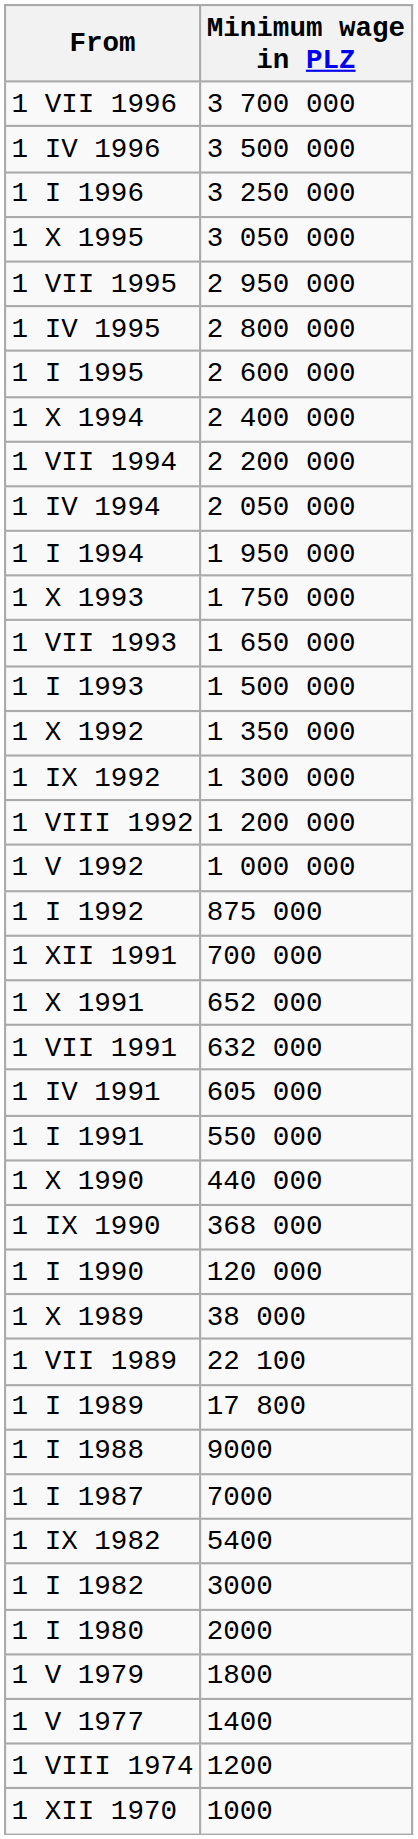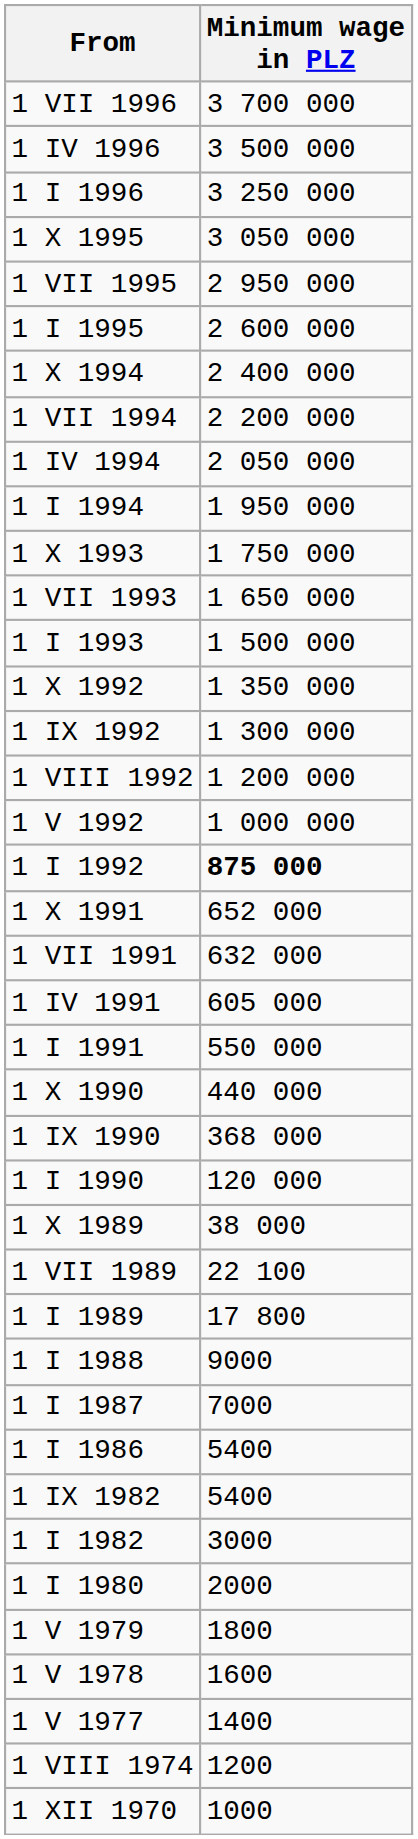- row: (86, 329)
(265, 913) normal -> (265, 868) bold
- row: (94, 958)
+ row: (78, 1452)
+ row: (78, 1676)
